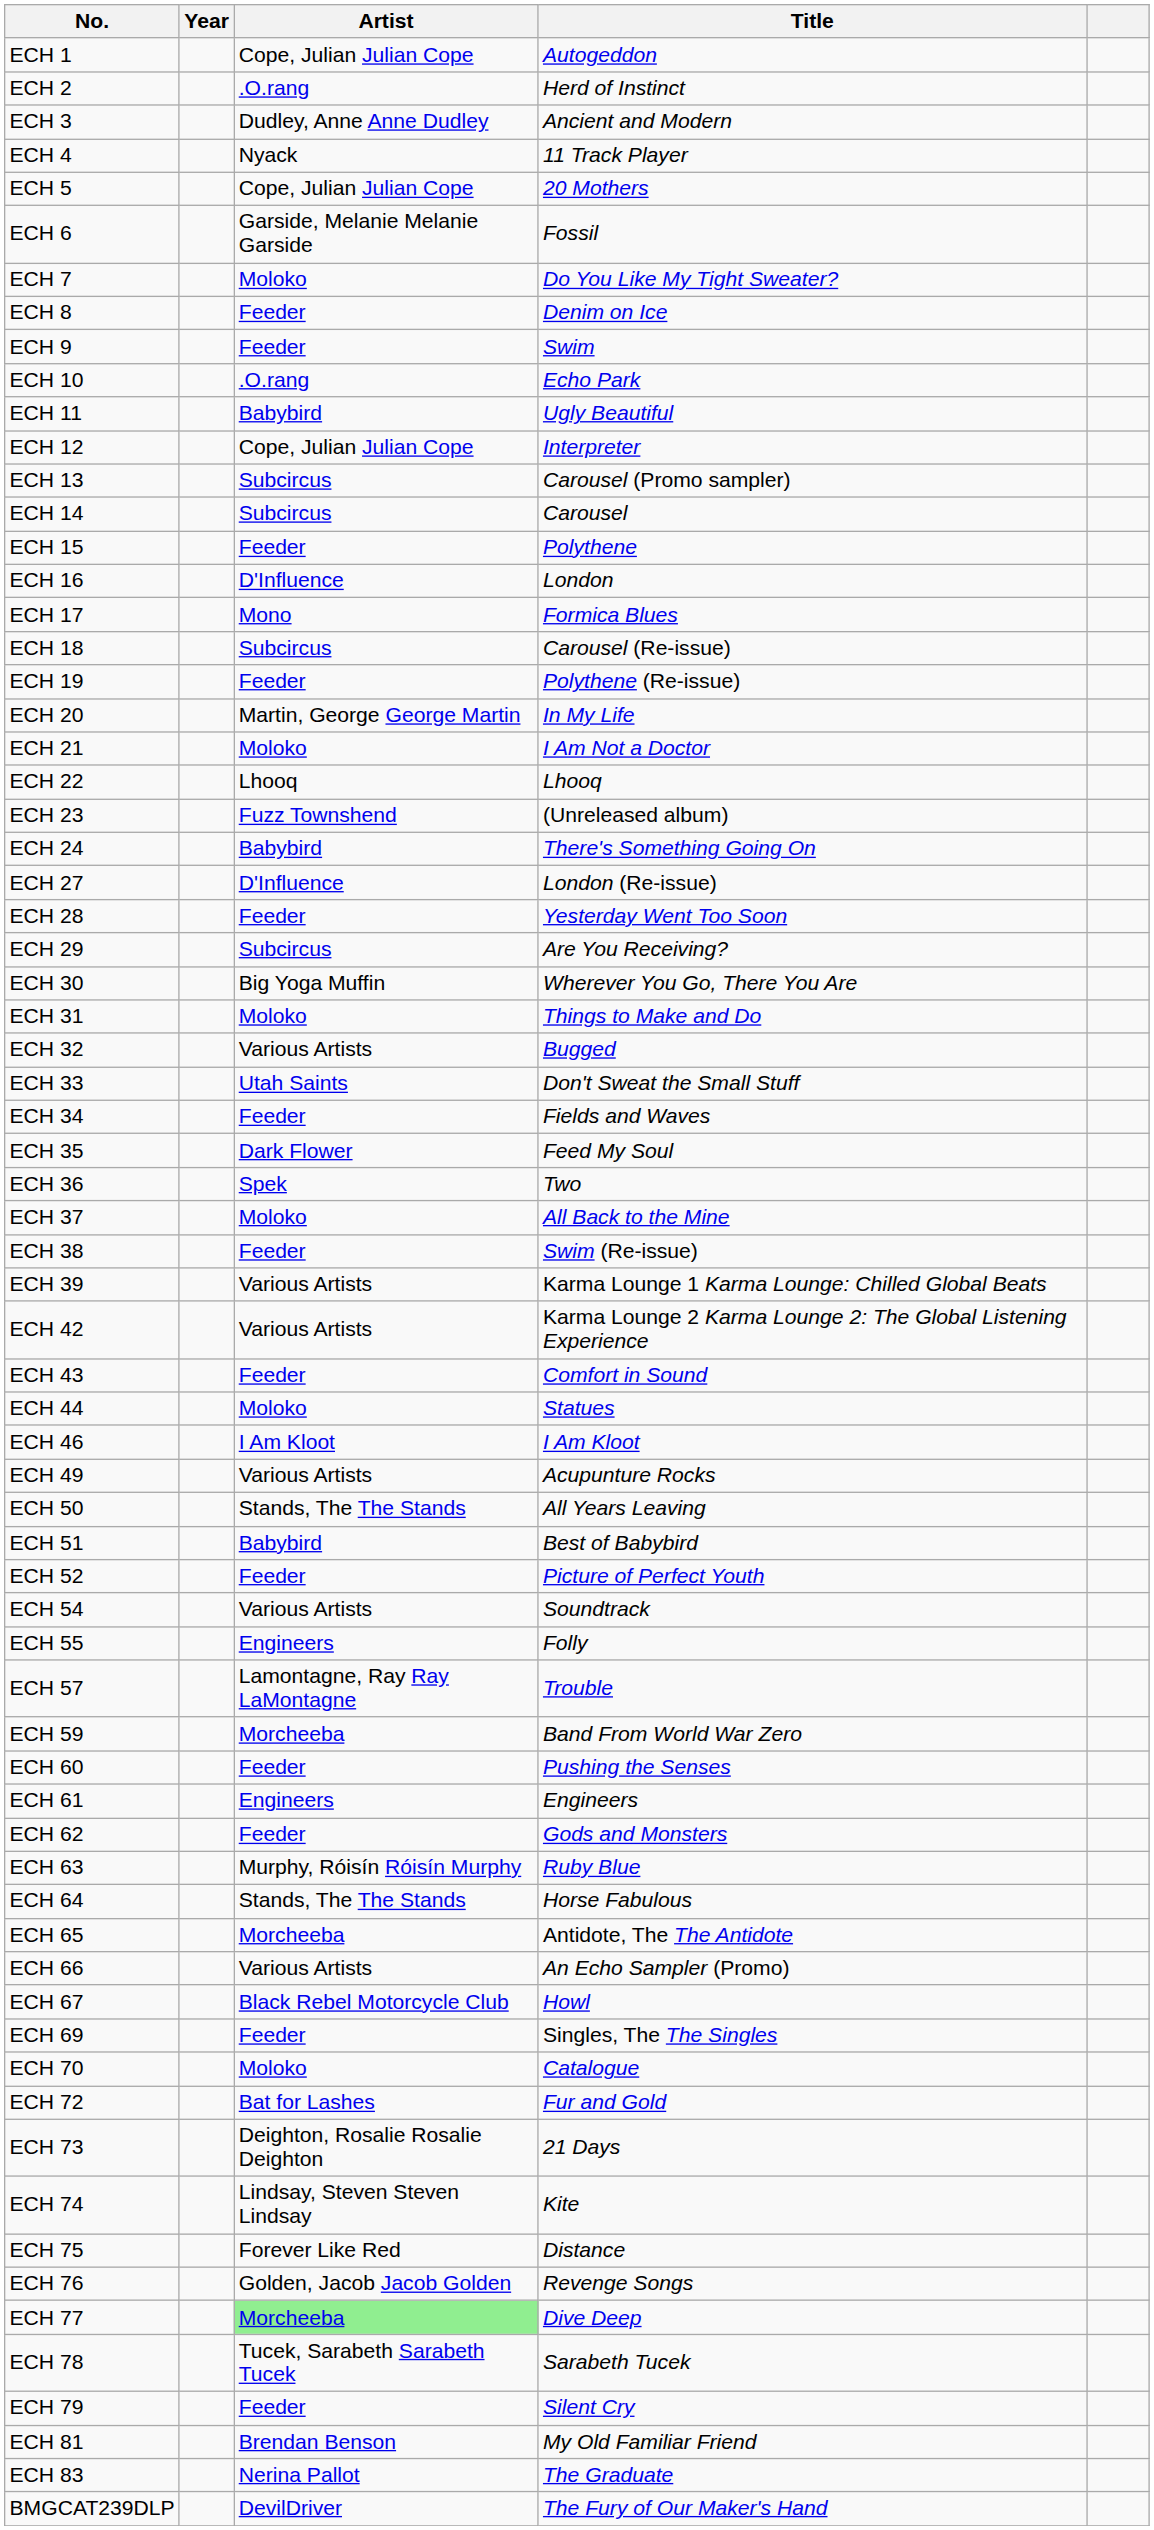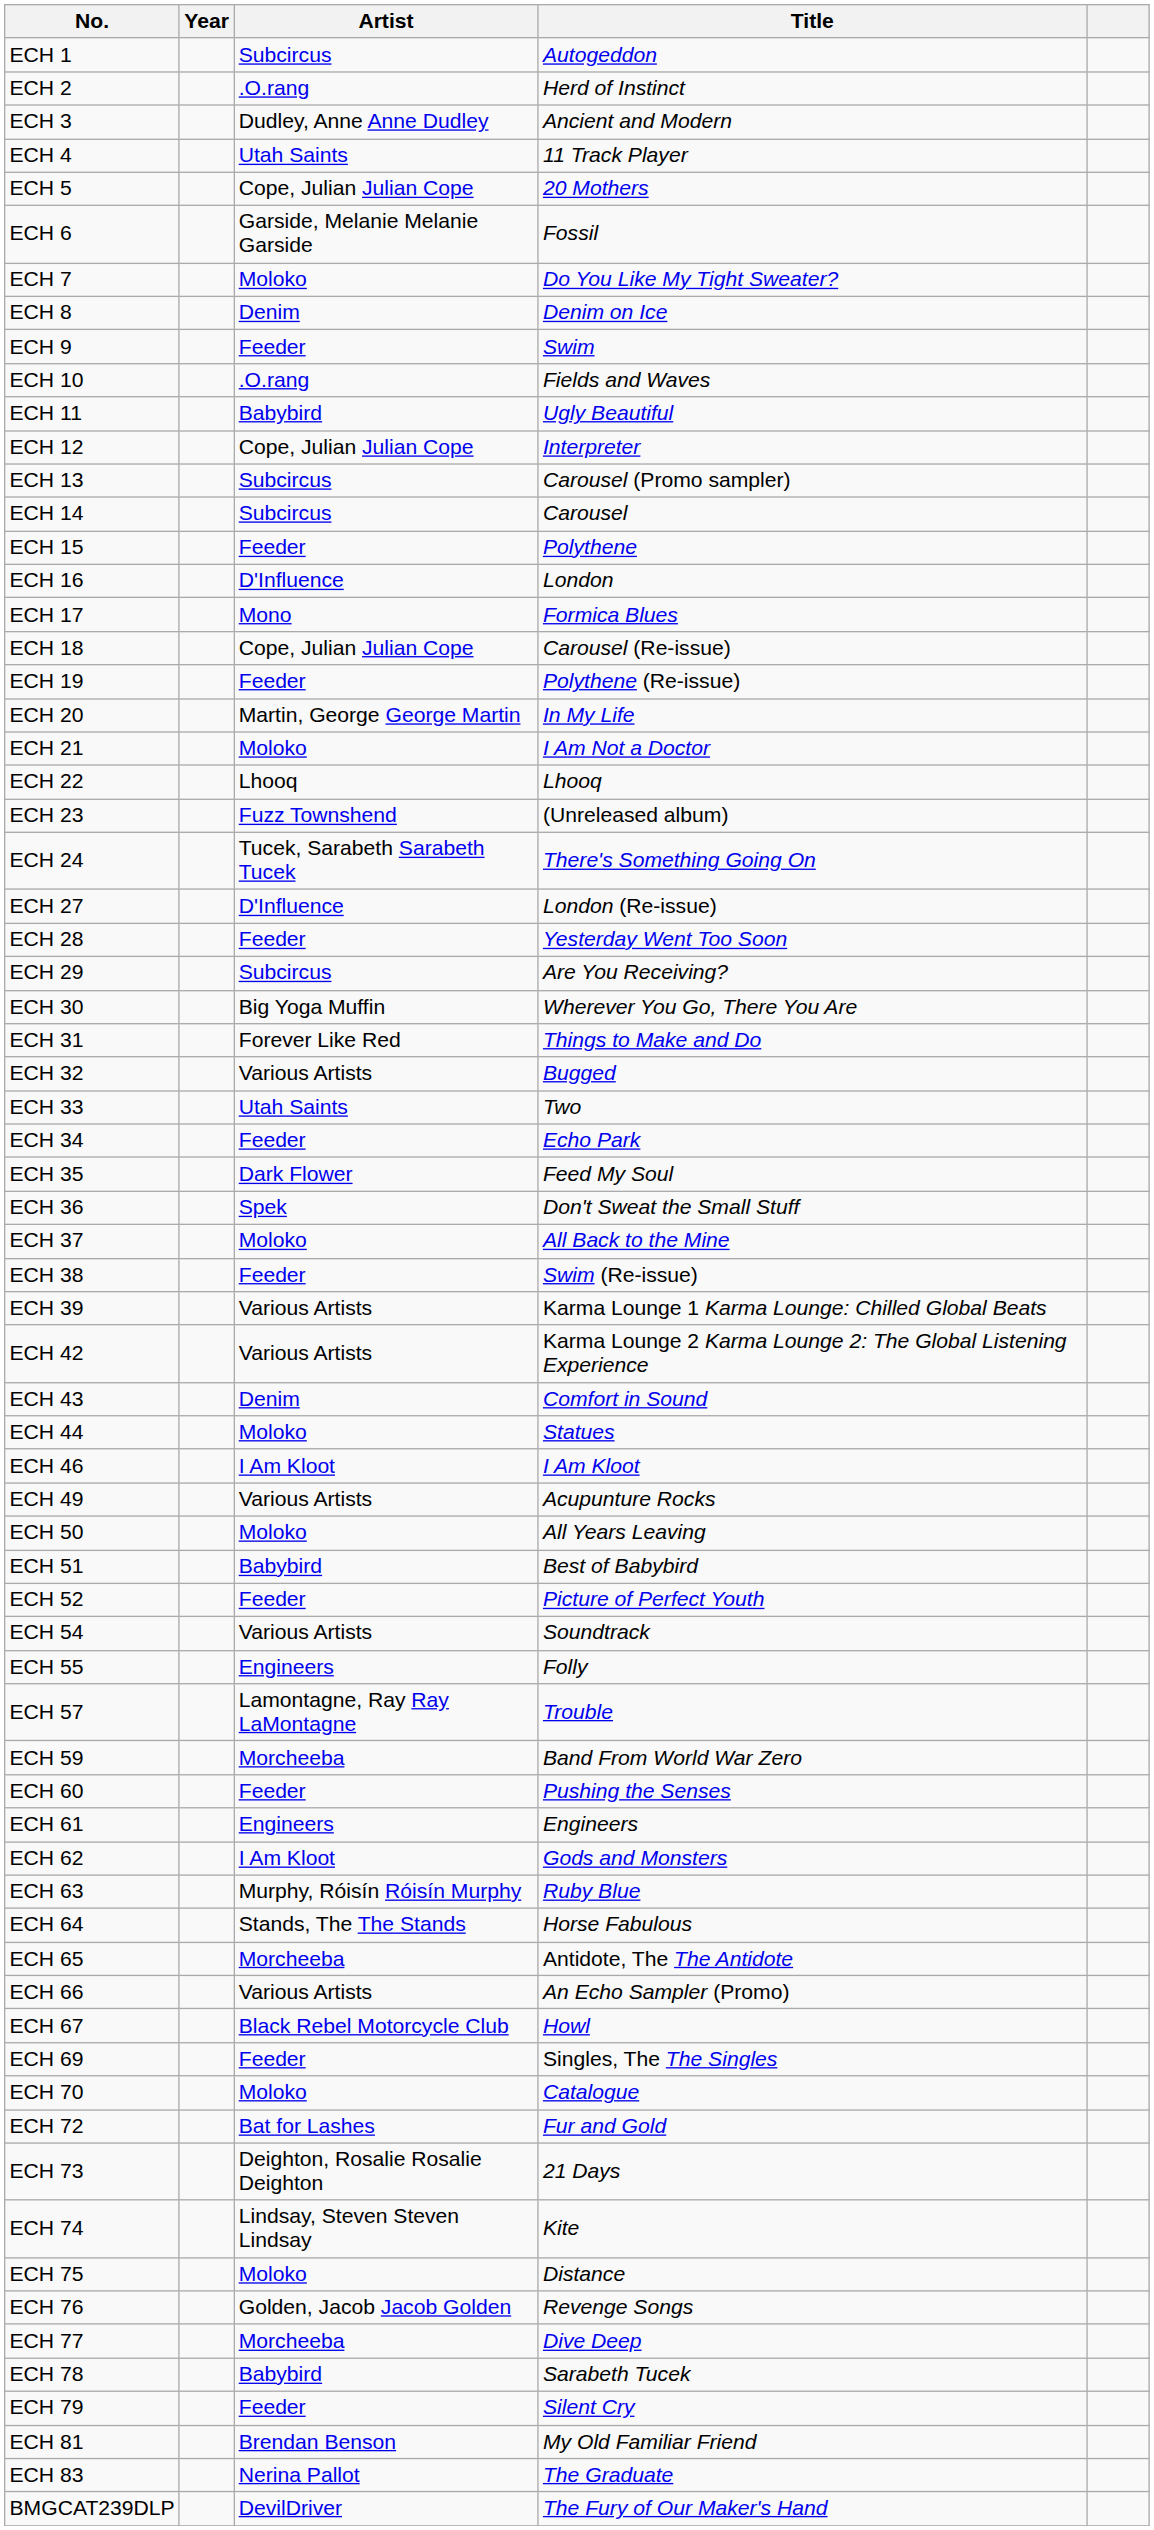(356, 54) Cope, Julian Julian Cope -> (285, 54) Subcircus
(268, 155) Nyack -> (293, 155) Utah Saints
(272, 312) Feeder -> (269, 312) Denim
(592, 379) Echo Park -> (627, 379) Fields and Waves
(285, 647) Subcircus -> (356, 647) Cope, Julian Julian Cope
(280, 848) Babybird -> (362, 860) Tucek, Sarabeth Sarabeth Tucek
(273, 1016) Moloko -> (320, 1040) Forever Like Red
(671, 1083) Don't Sweat the Small Stuff -> (562, 1107) Two
(627, 1116) Fields and Waves -> (592, 1140) Echo Park
(562, 1183) Two -> (671, 1207) Don't Sweat the Small Stuff
(272, 1375) Feeder -> (269, 1398) Denim
(352, 1509) Stands, The The Stands -> (273, 1532) Moloko
(272, 1834) Feeder -> (287, 1858) I Am Kloot
(320, 2250) Forever Like Red -> (273, 2273) Moloko
(292, 2317) lightgreen background -> (292, 2340) no background
(362, 2362) Tucek, Sarabeth Sarabeth Tucek -> (280, 2374) Babybird
